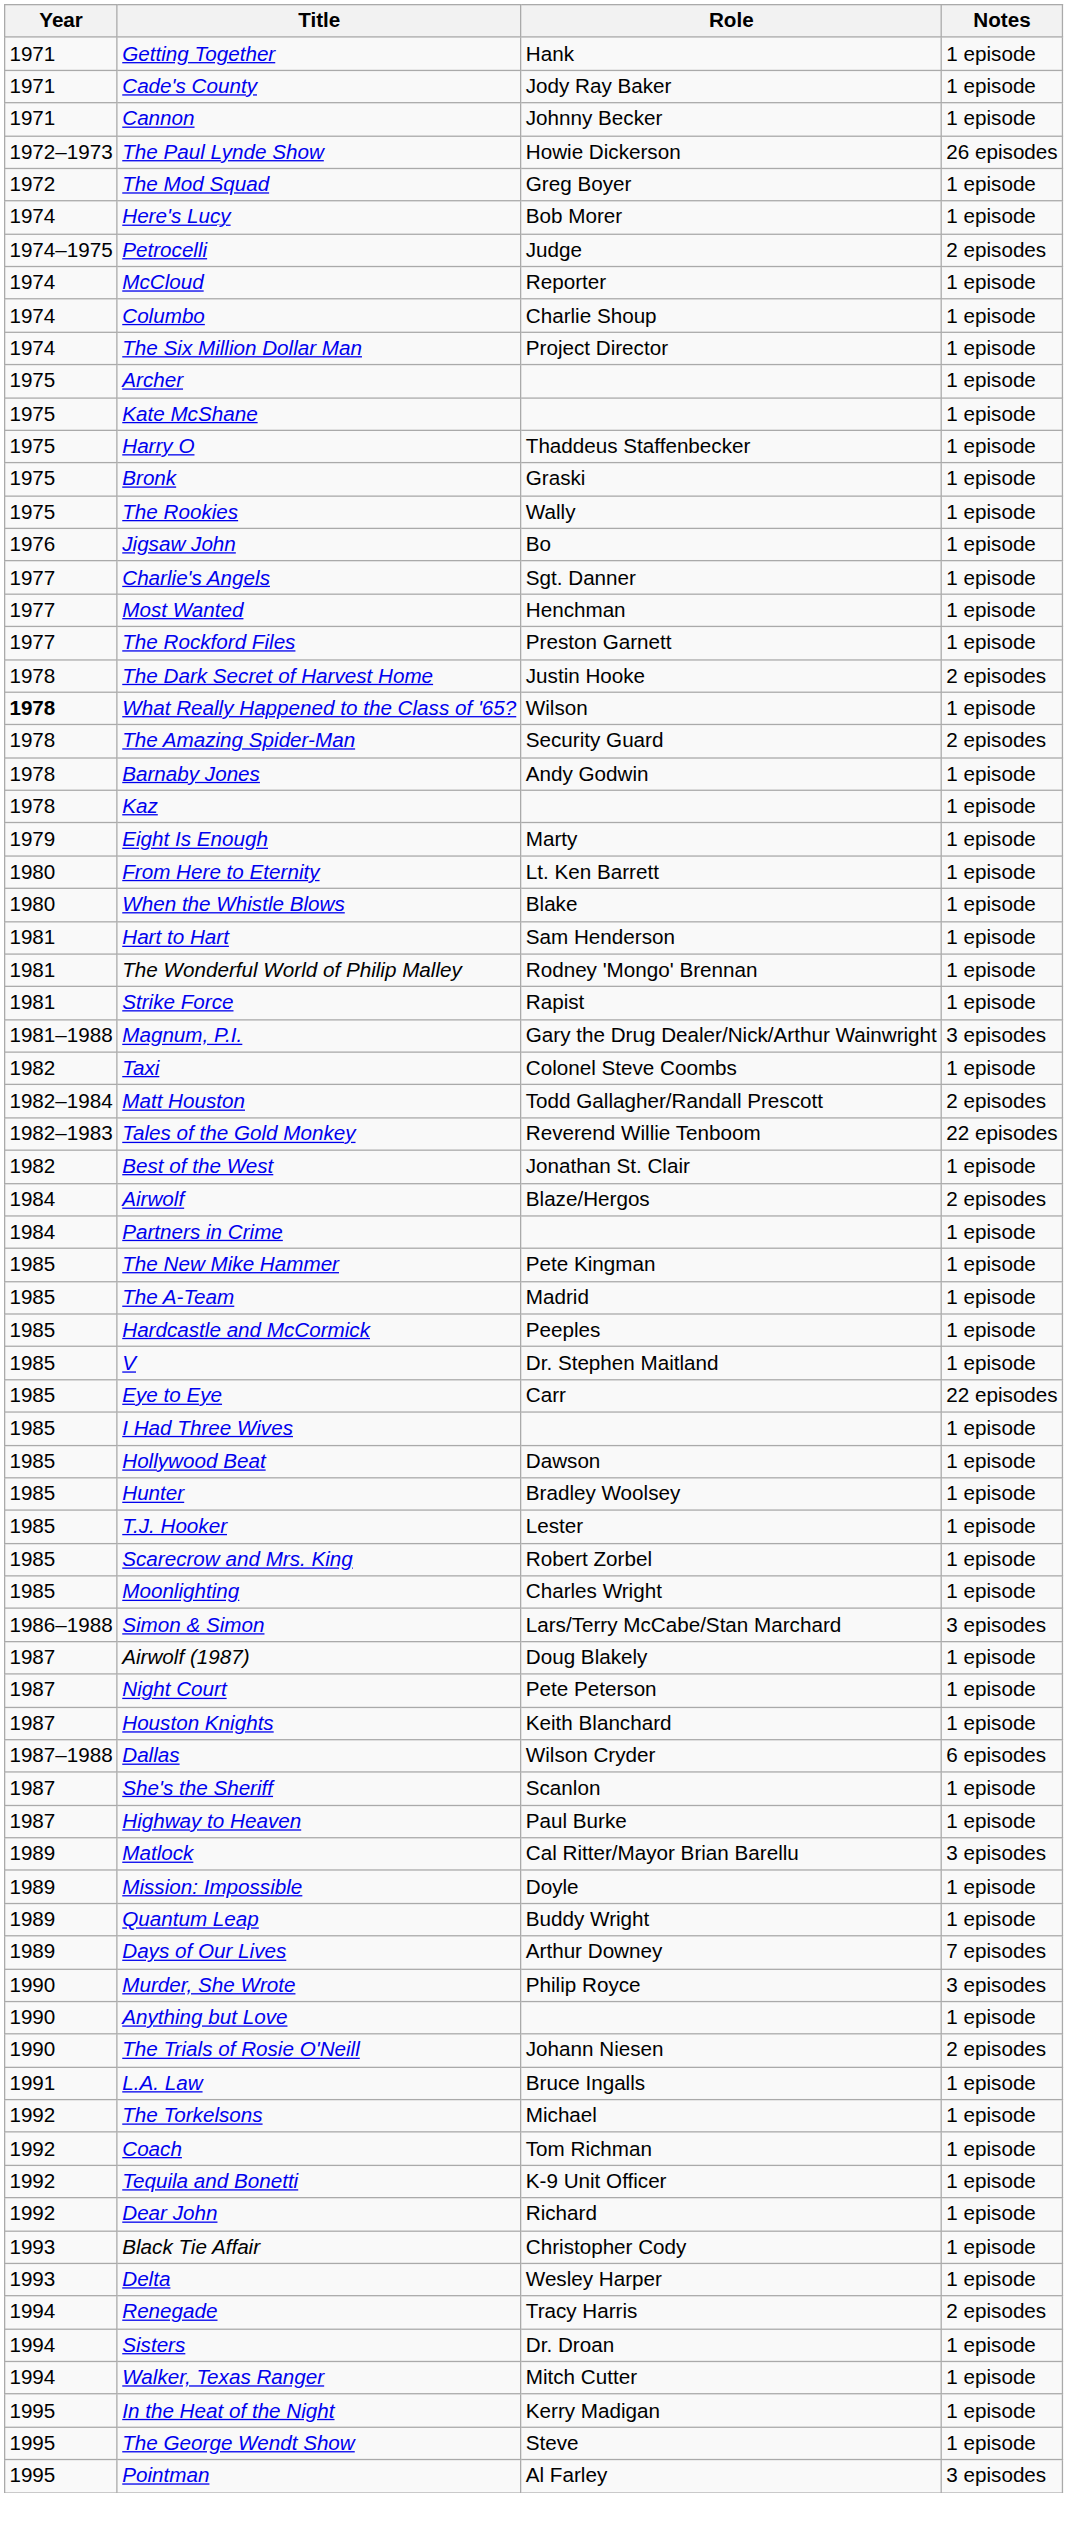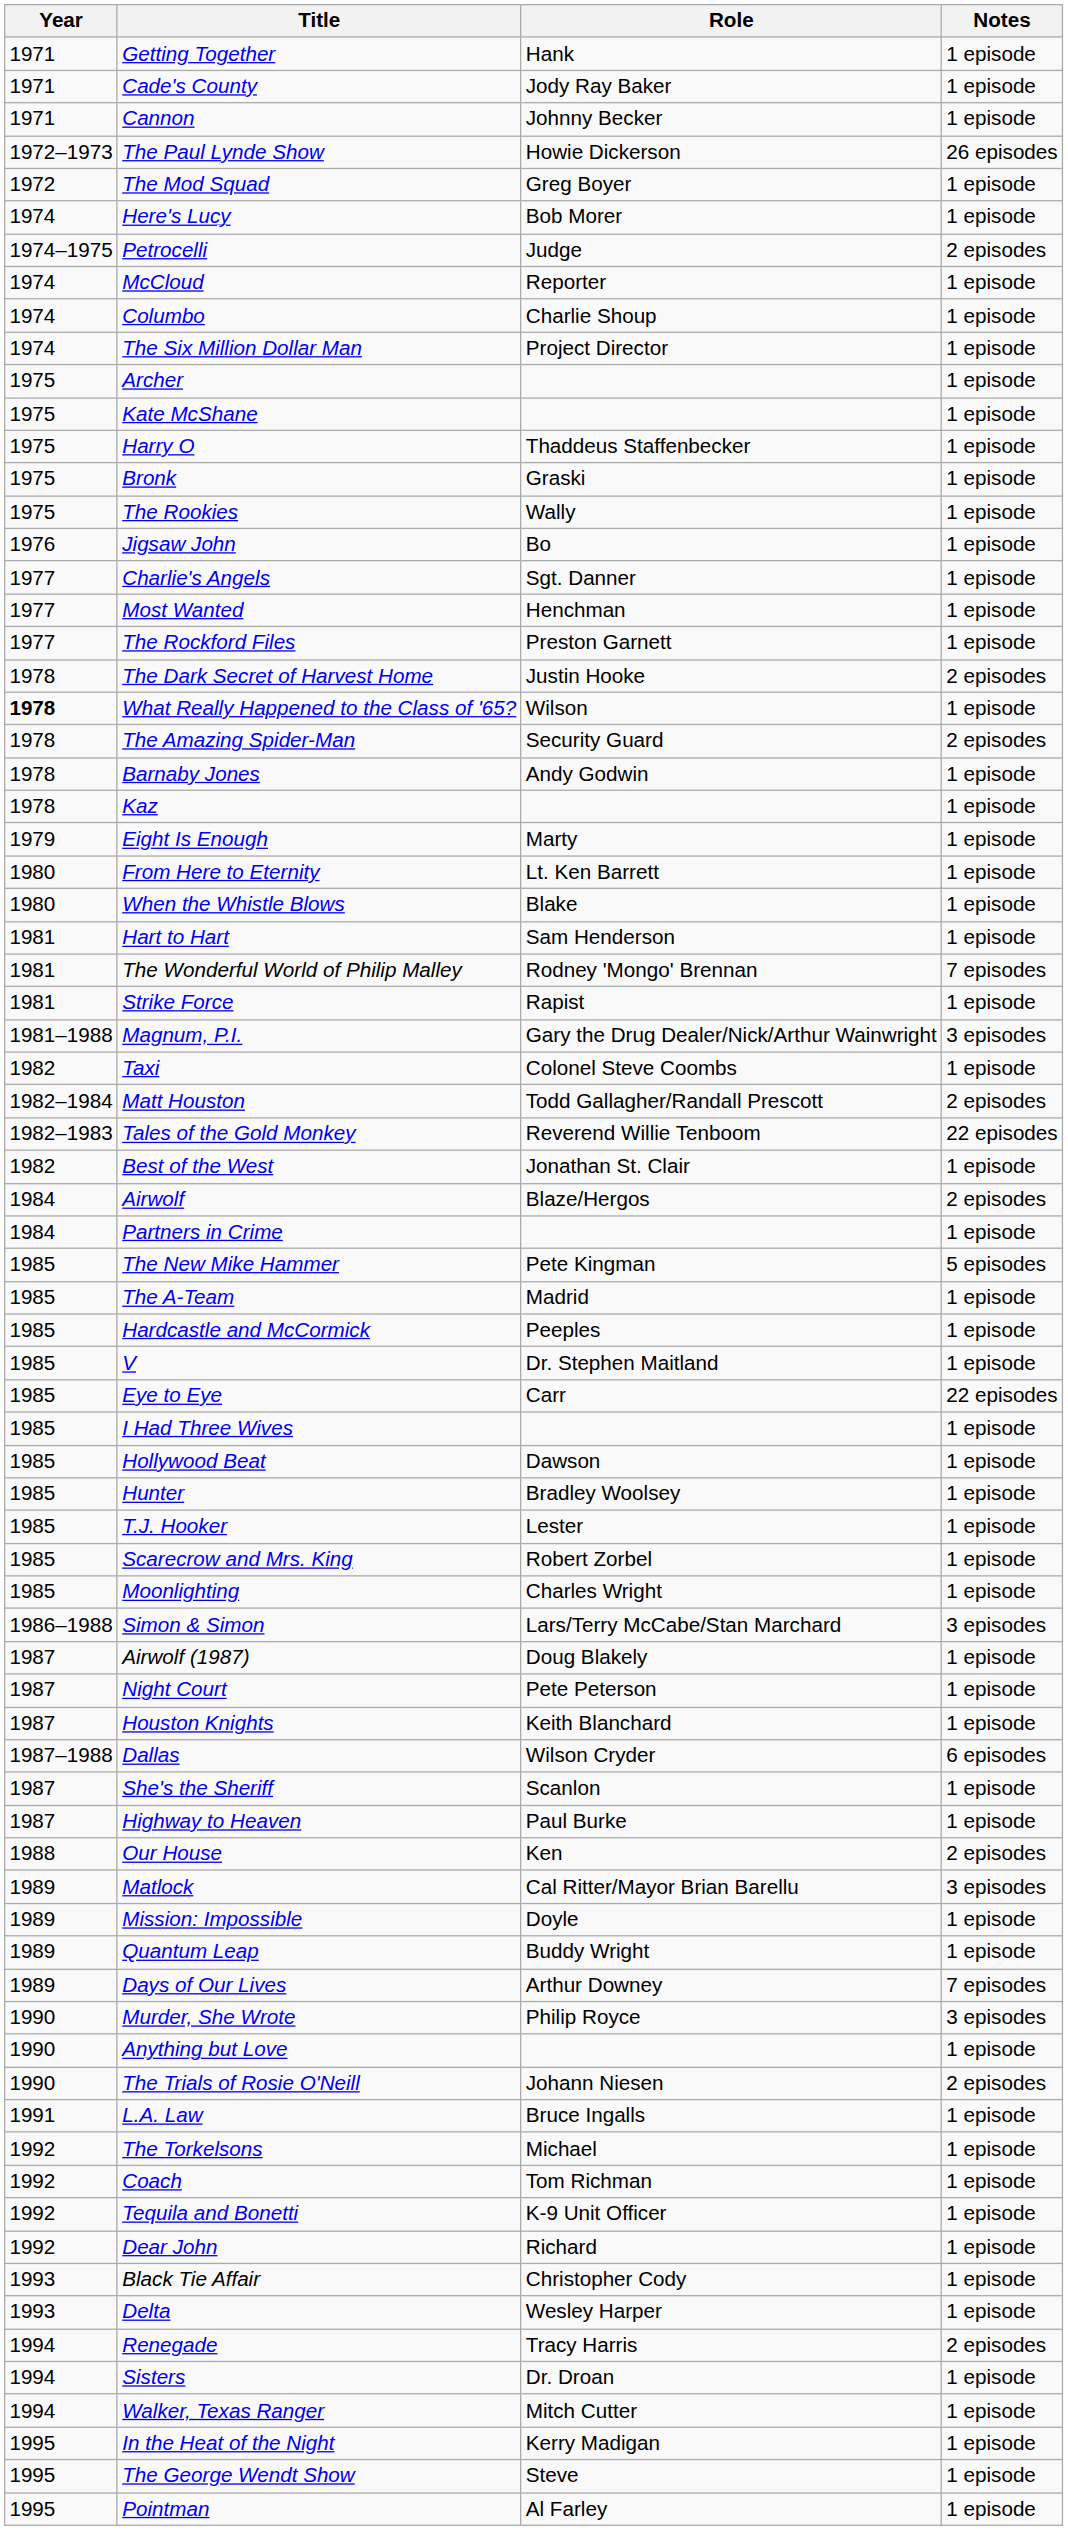(991, 970) 1 episode -> (996, 970) 7 episodes
(991, 1264) 1 episode -> (996, 1264) 5 episodes
+ row: (172, 1853)
(996, 2475) 3 episodes -> (991, 2508) 1 episode
